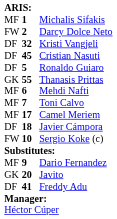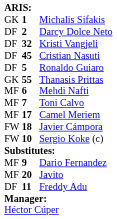(12, 20) MF -> (12, 20) GK
(12, 31) FW -> (11, 31) DF
(11, 127) DF -> (12, 127) FW
(12, 174) GK -> (12, 174) MF
(27, 186) 41 -> (27, 186) 11
